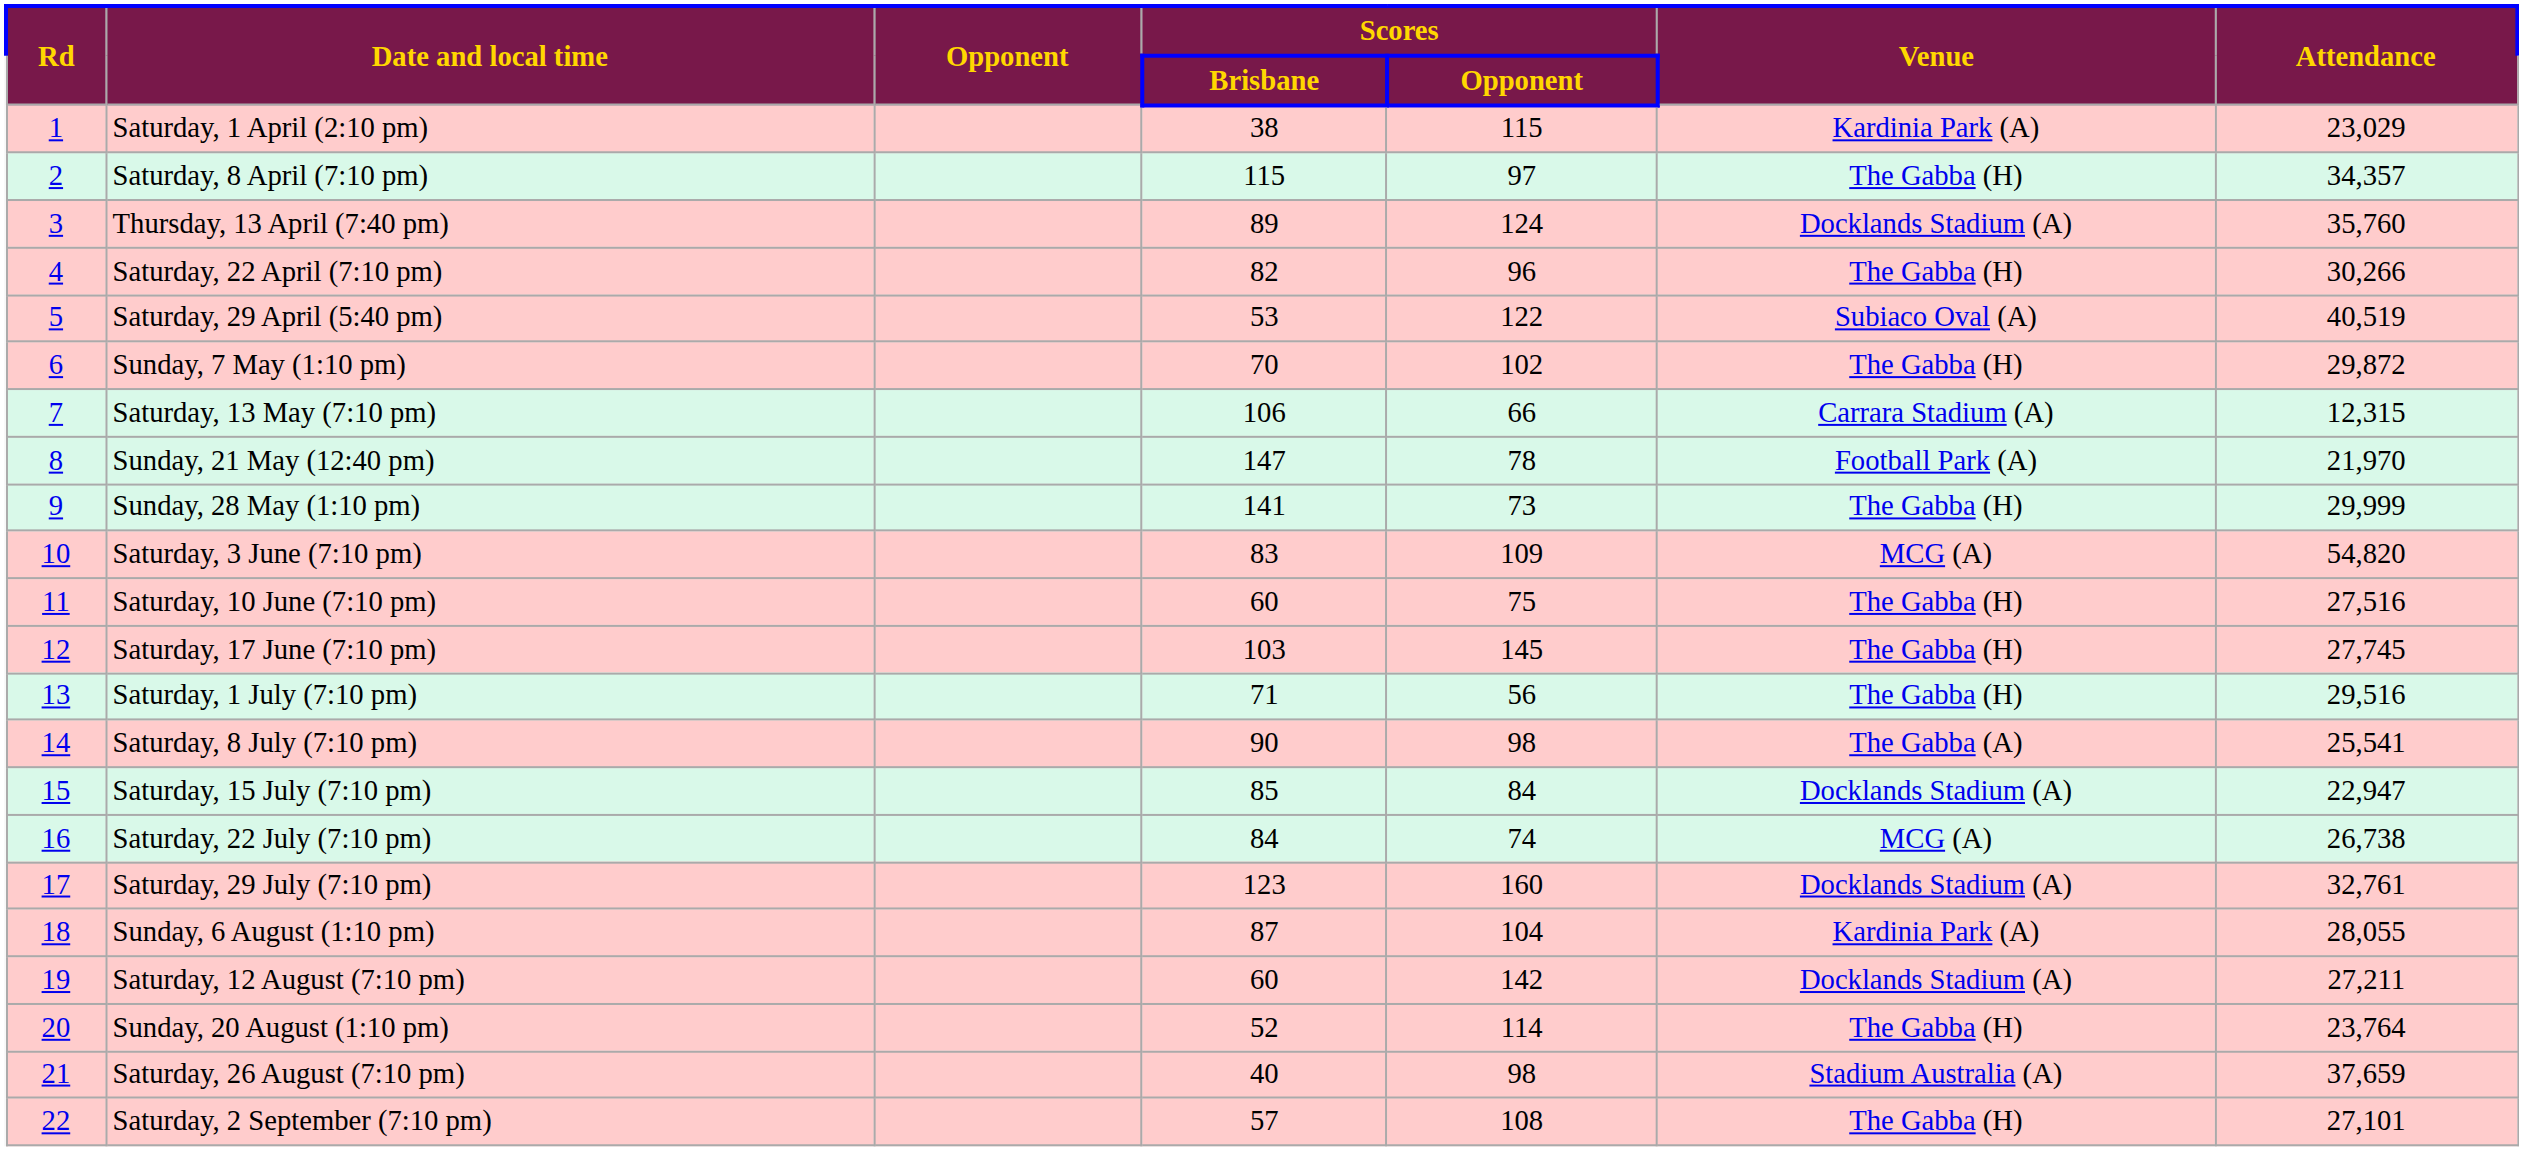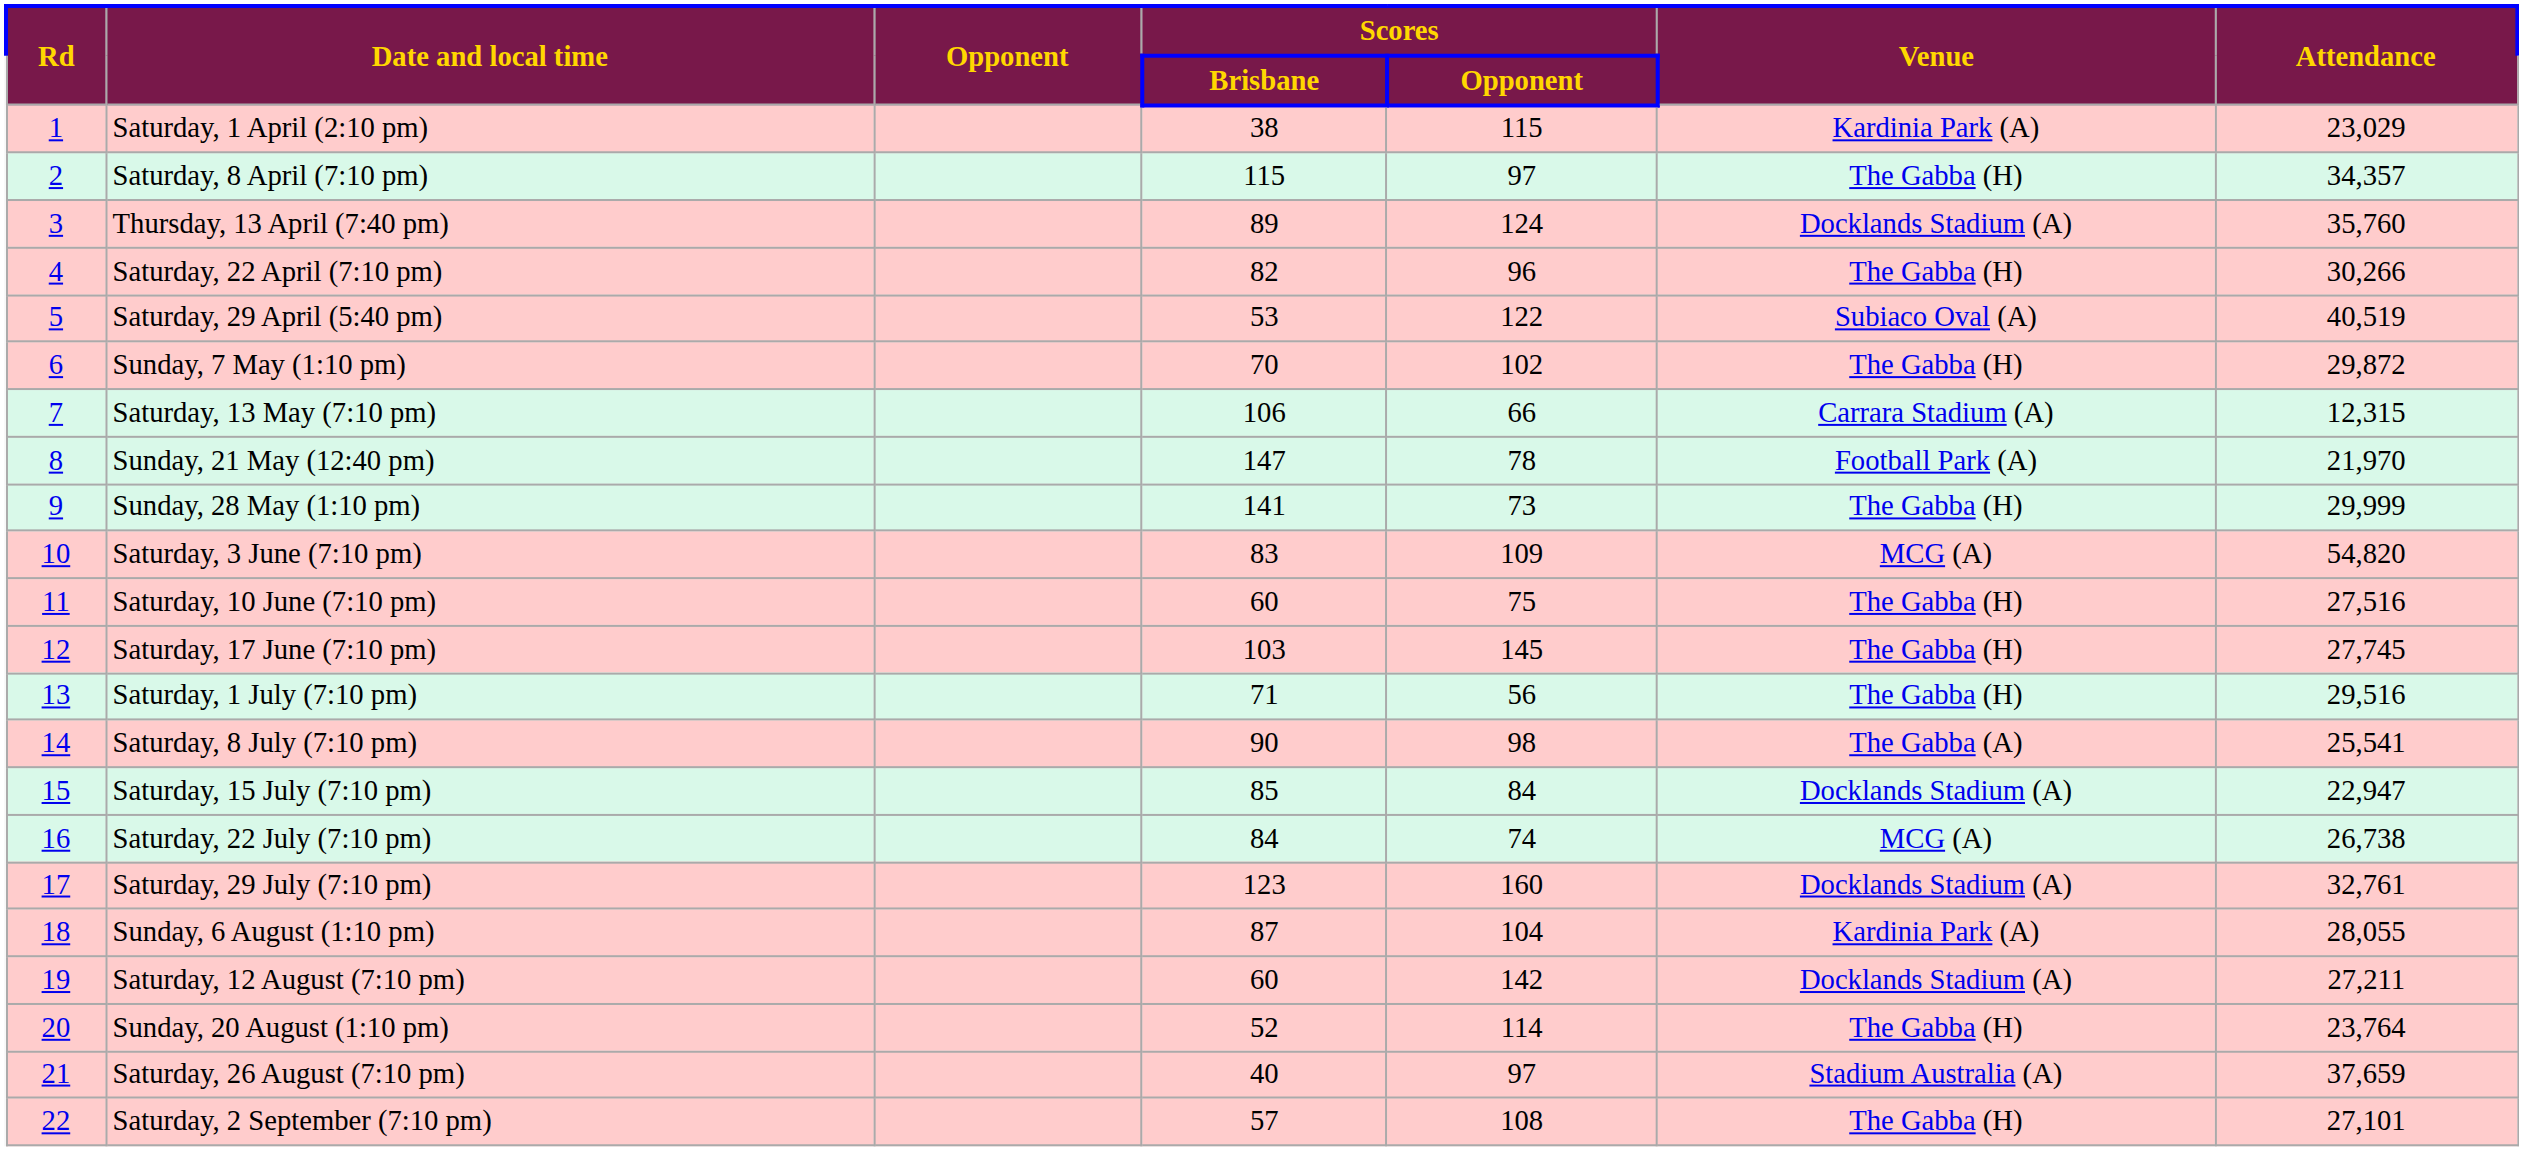(1522, 1074) 98 -> (1522, 1074) 97
